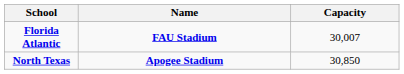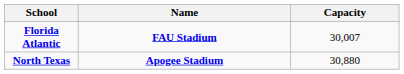(345, 60) 30,850 -> (345, 60) 30,880
